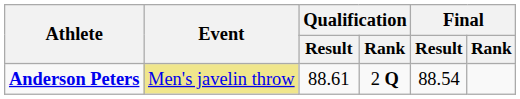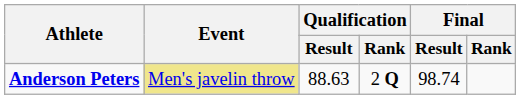(329, 79) 88.61 -> (329, 79) 88.63
(439, 79) 88.54 -> (439, 79) 98.74
